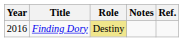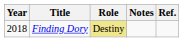(17, 28) 2016 -> (17, 28) 2018
